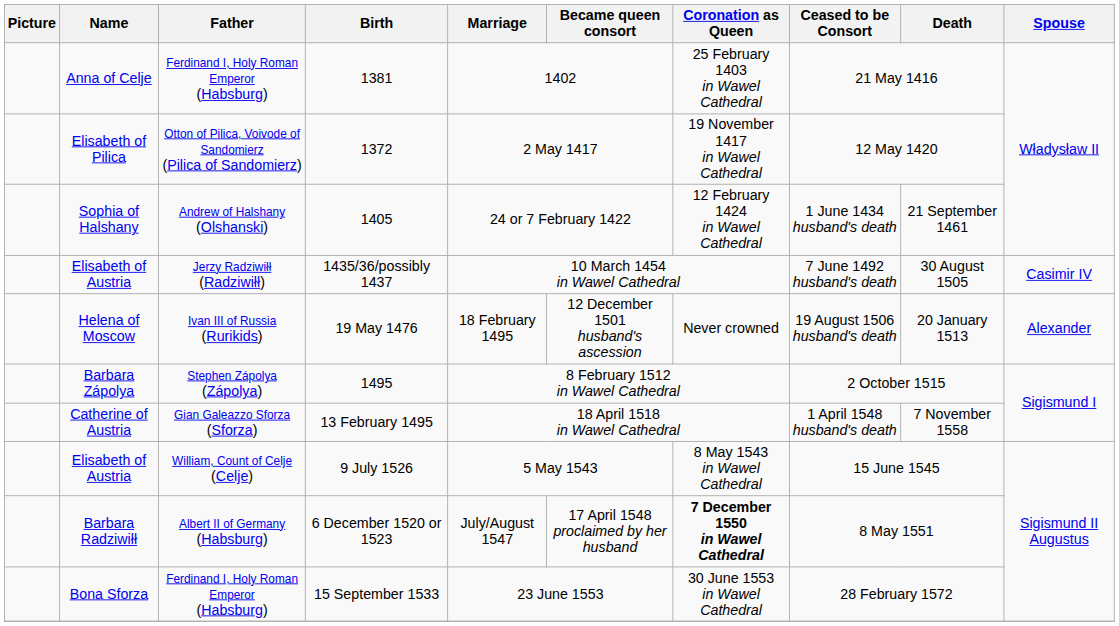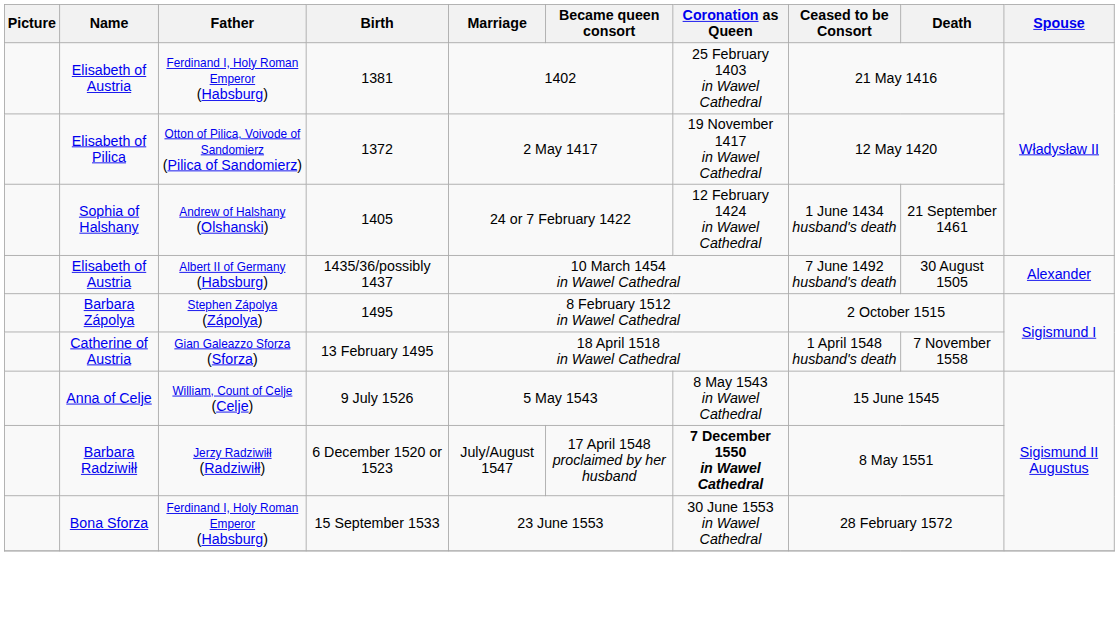(109, 78) Anna of Celje -> (109, 78) Elisabeth of Austria
(232, 275) Jerzy Radziwiłł (Radziwiłł) -> (232, 275) Albert II of Germany (Habsburg)
(1059, 274) Casimir IV -> (1059, 274) Alexander
- row: (377, 328)
(109, 468) Elisabeth of Austria -> (109, 398) Anna of Celje
(232, 532) Albert II of Germany (Habsburg) -> (232, 461) Jerzy Radziwiłł (Radziwiłł)
